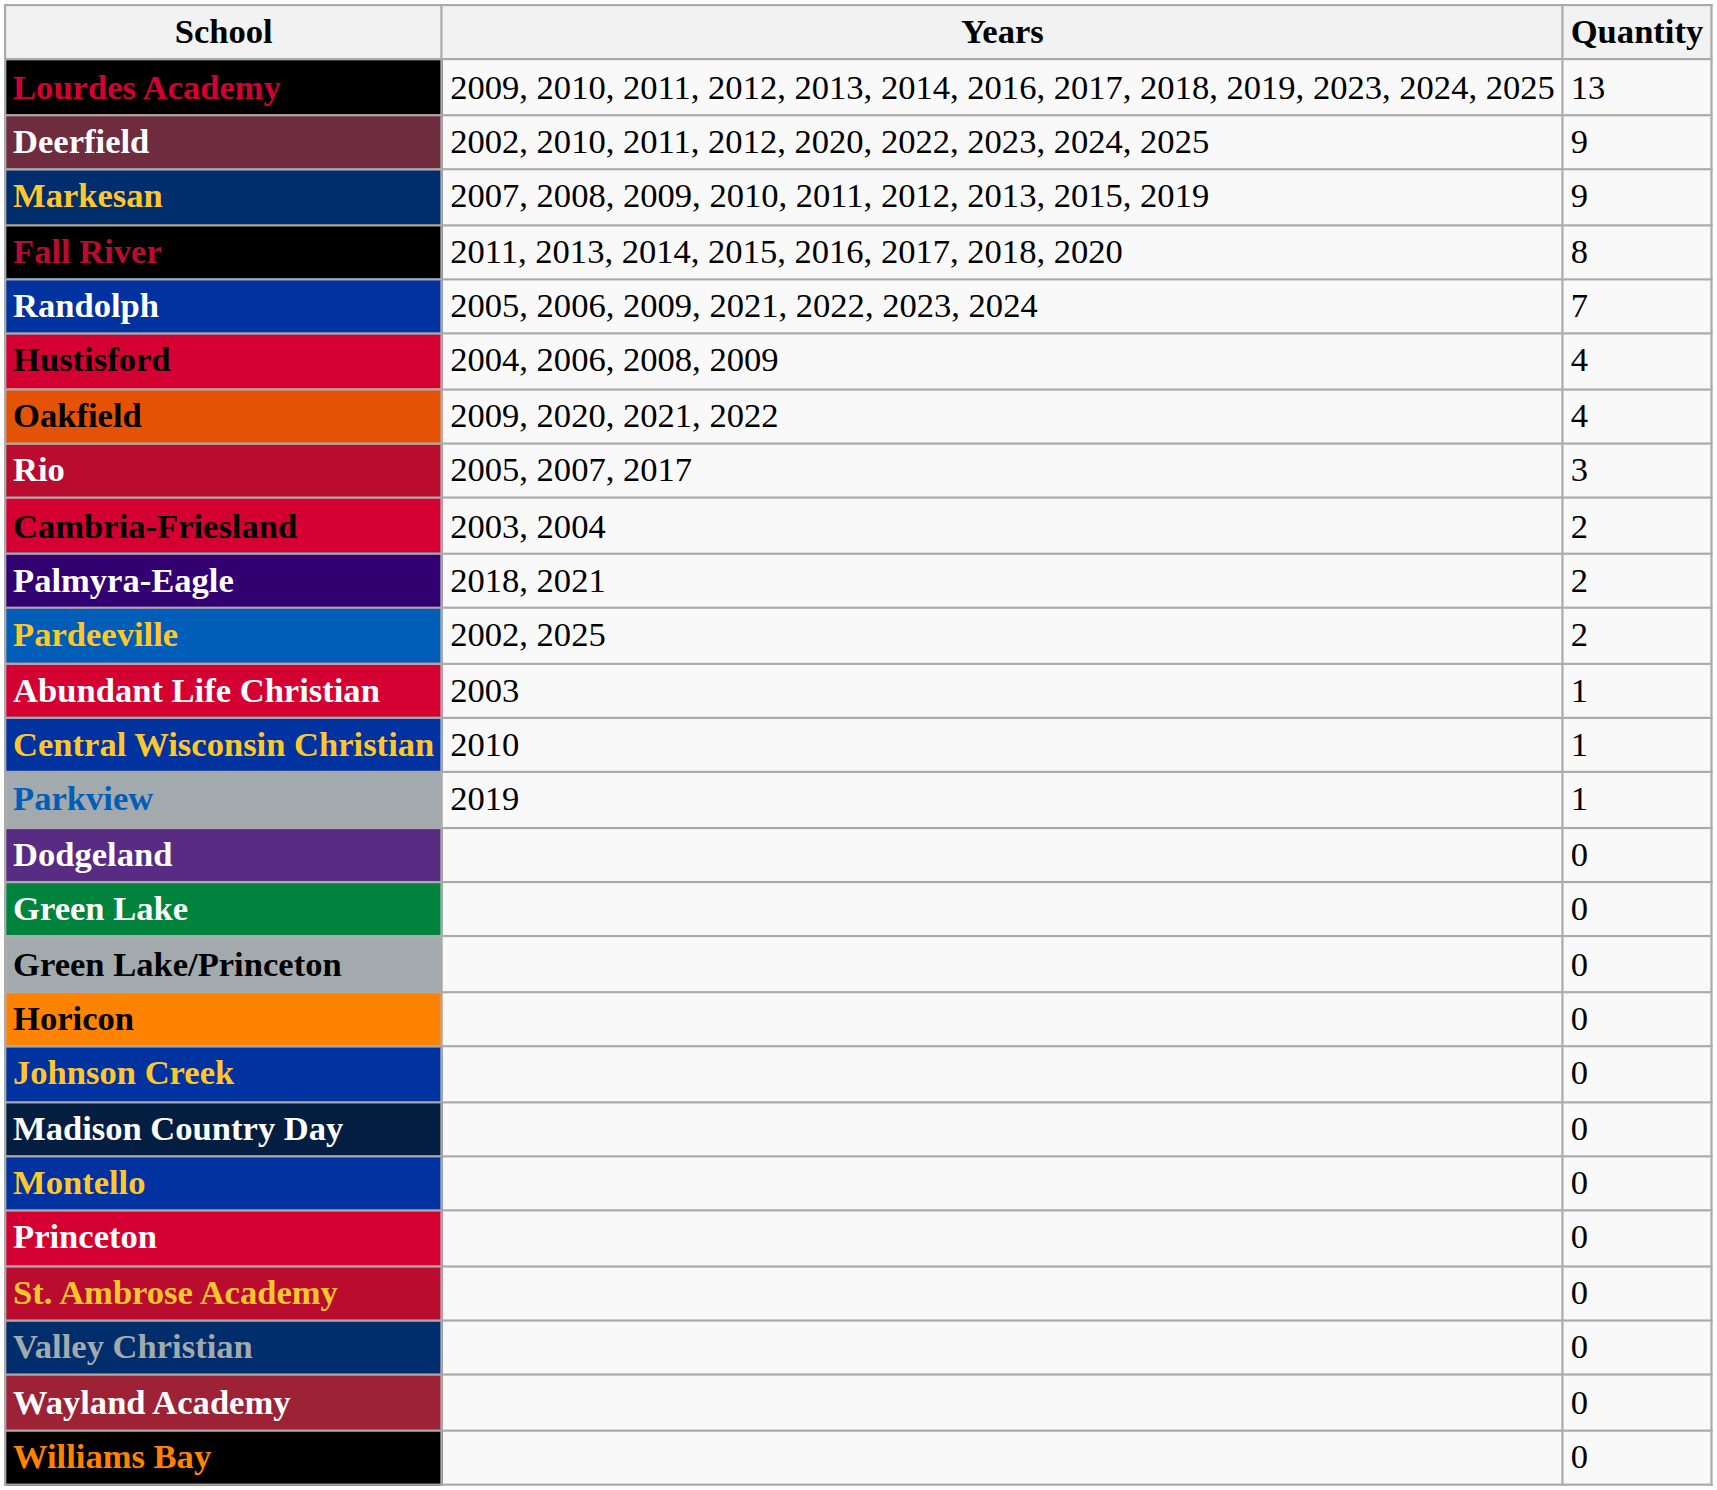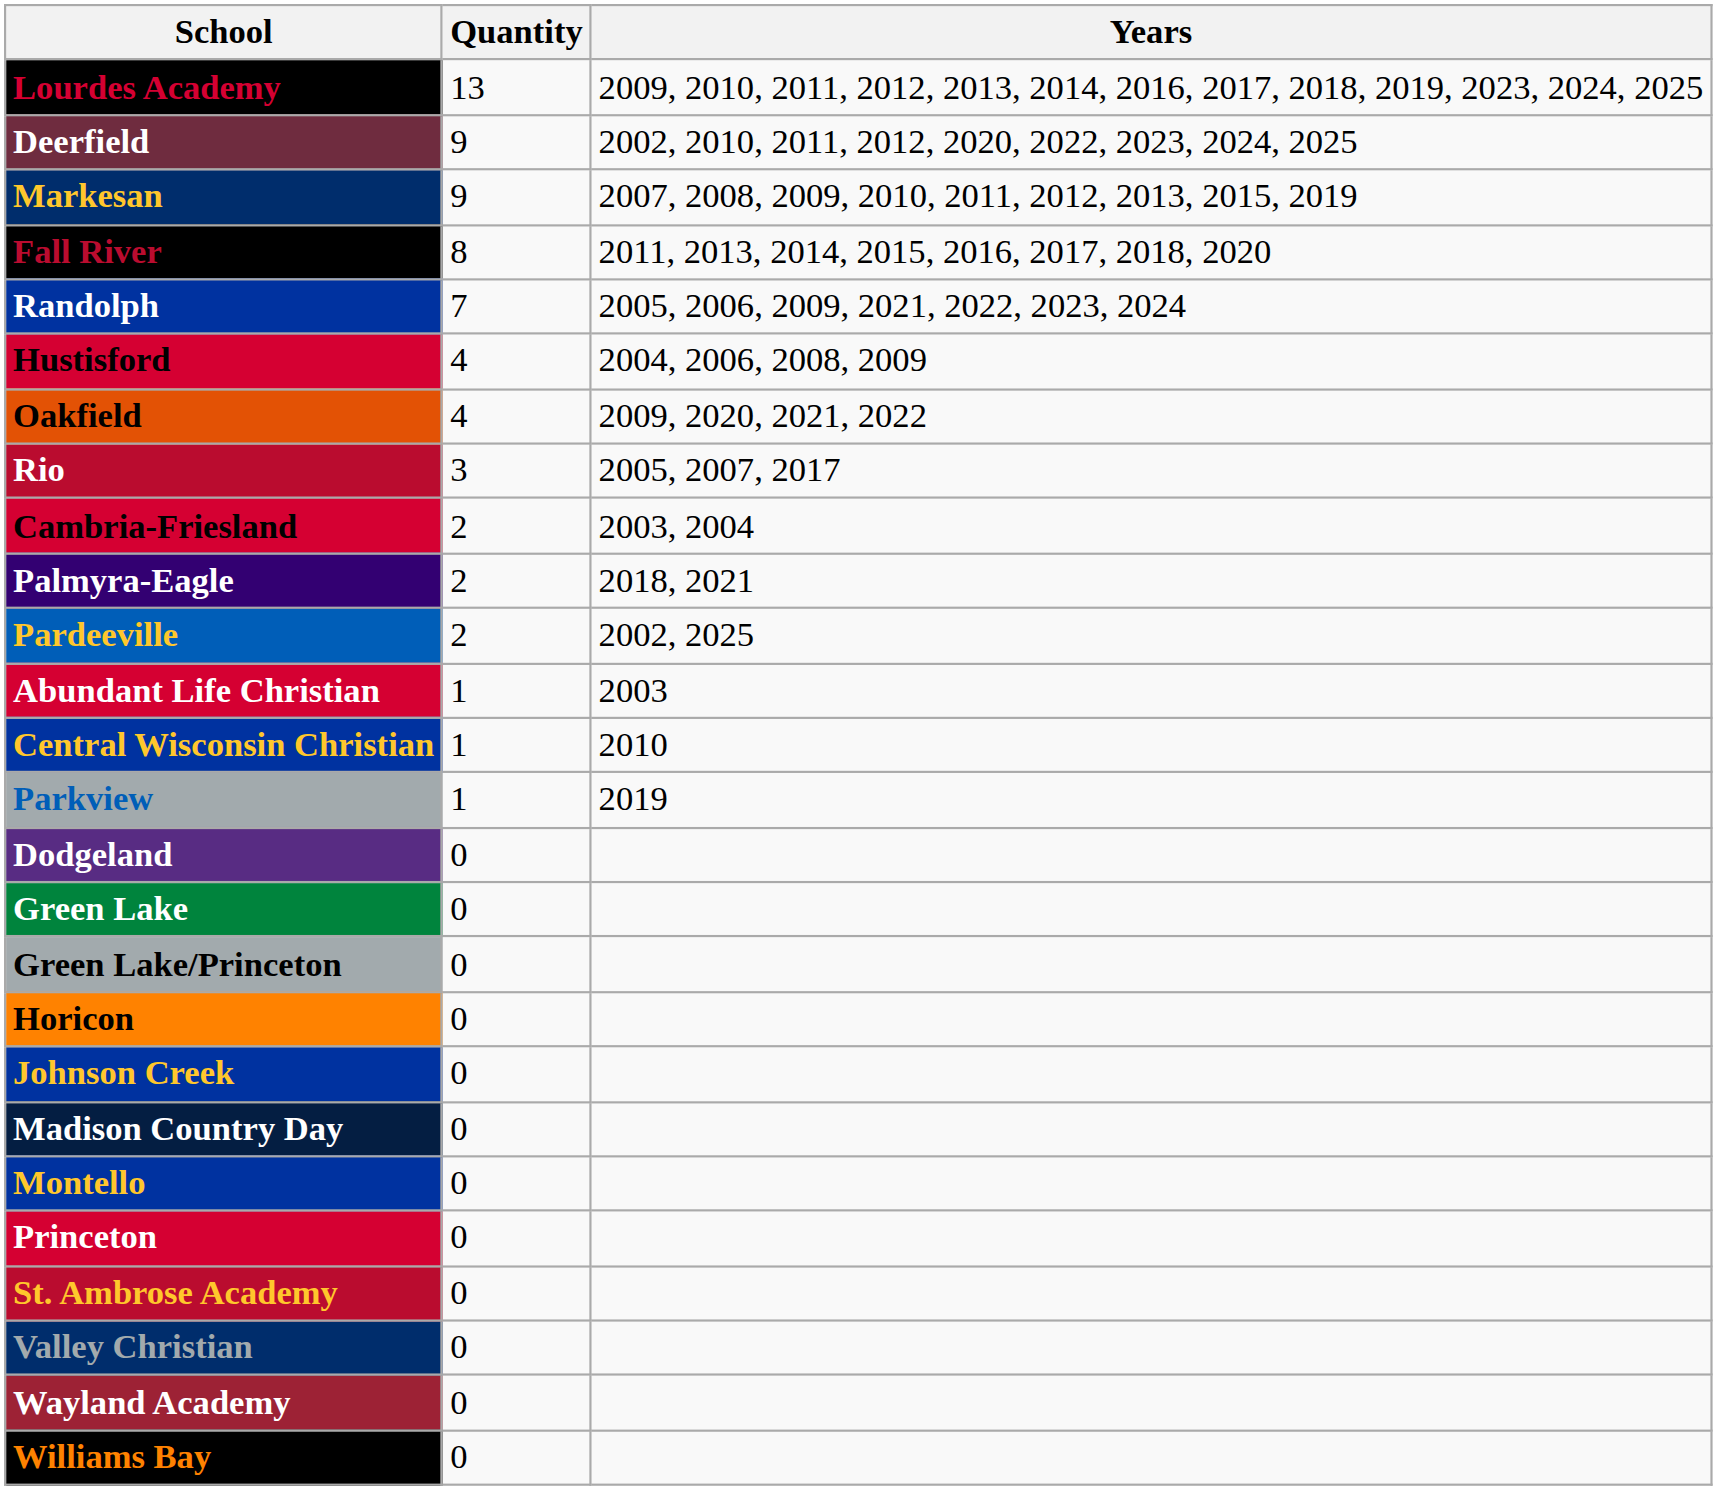columns swapped: (1637, 31) <-> (1002, 31)
